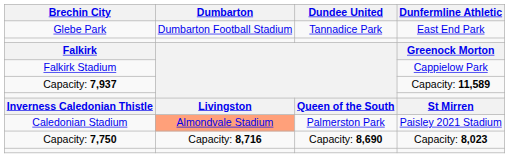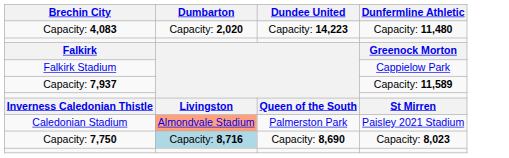- row: (80, 29)
+ row: (80, 29)
(225, 139) no background -> (206, 139) lightblue background
